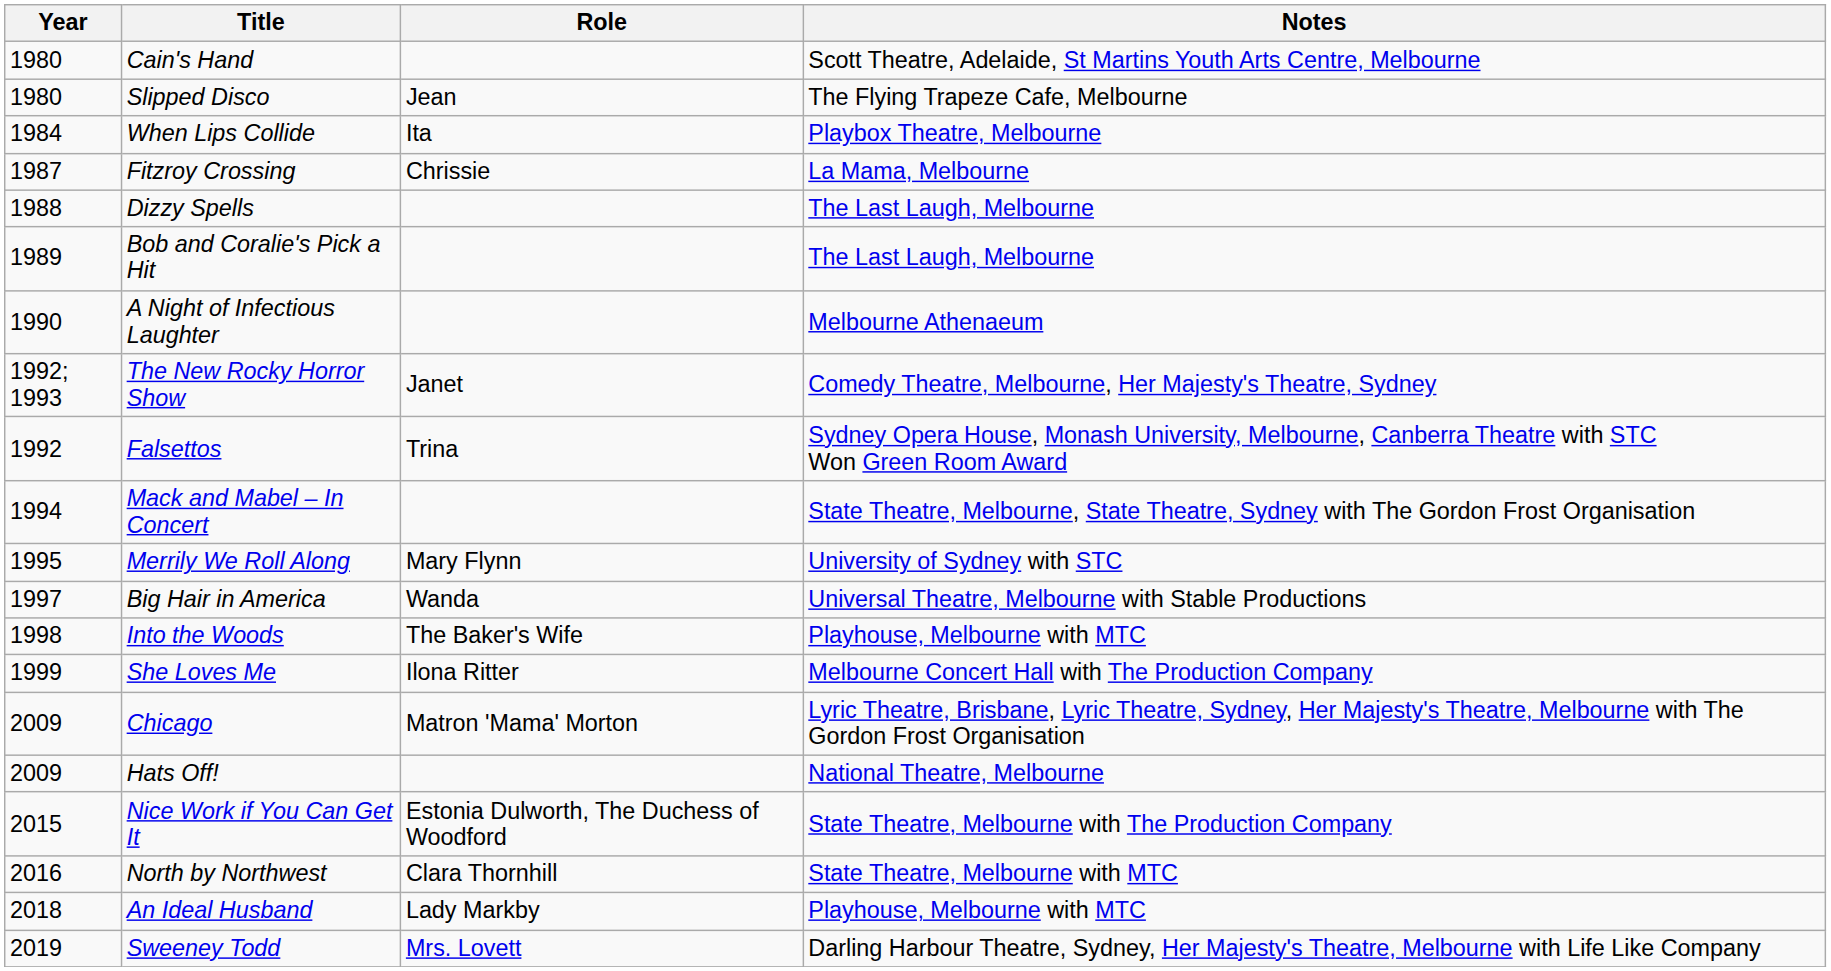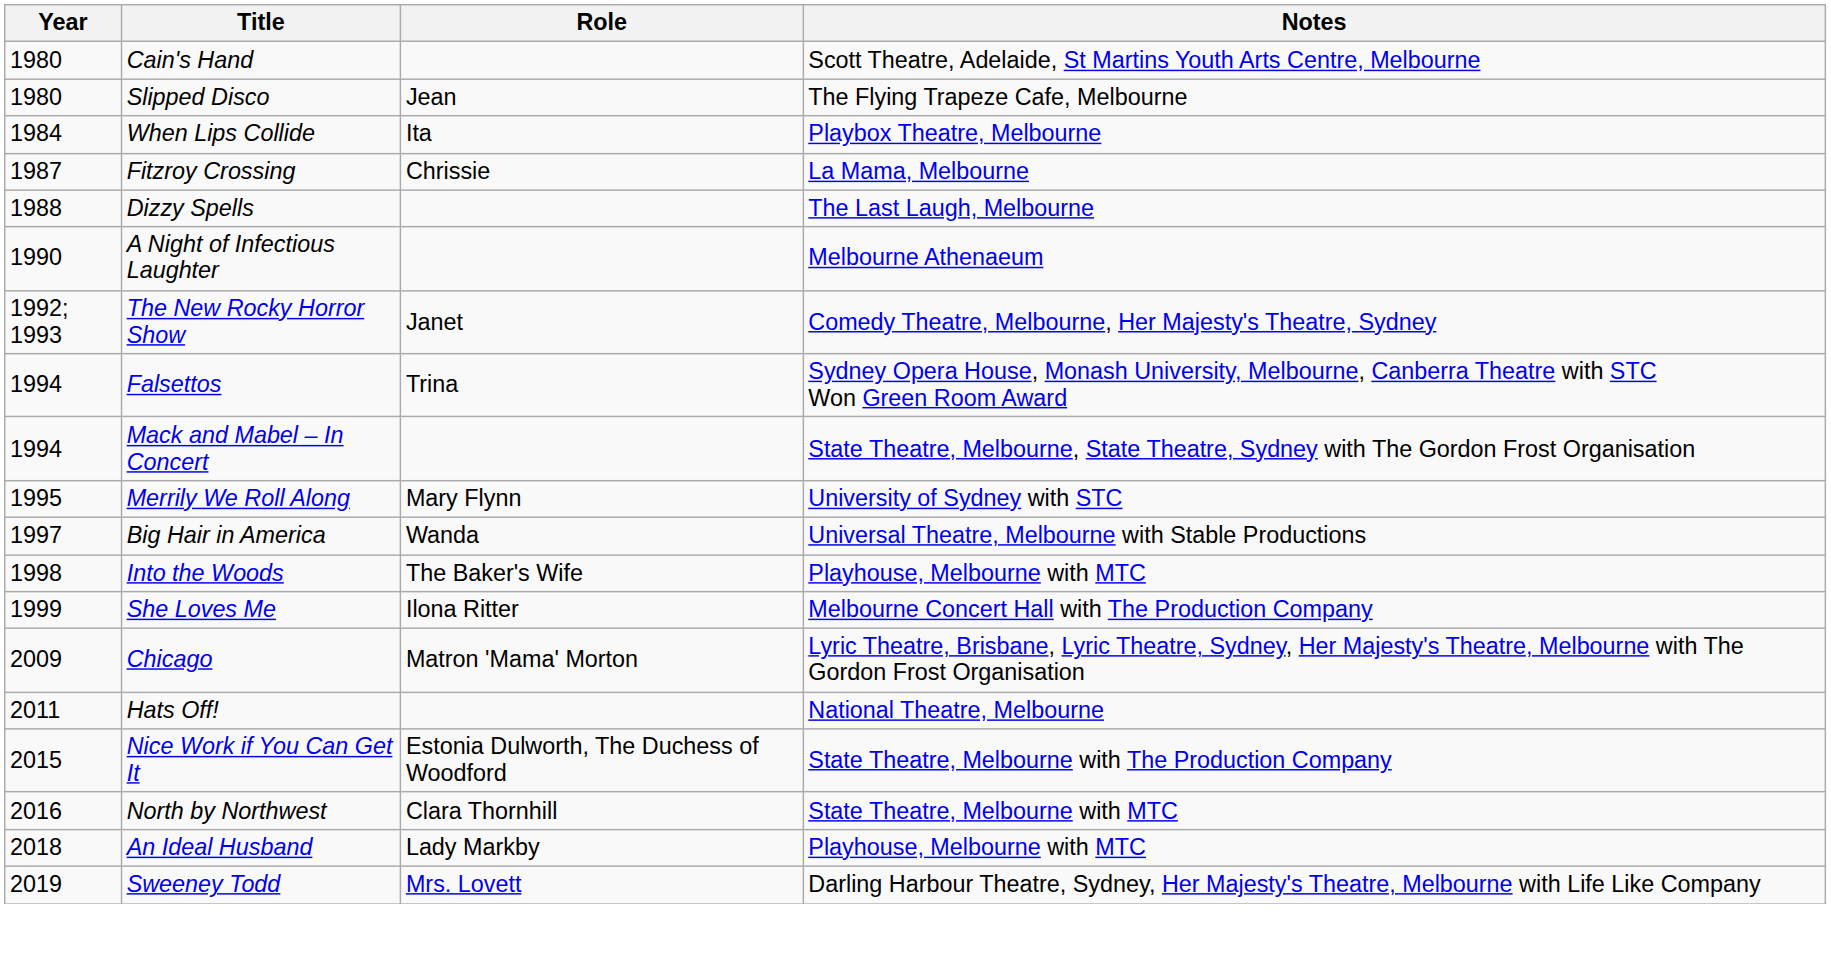- row: (254, 258)
(36, 448) 1992 -> (36, 385) 1994
(36, 773) 2009 -> (35, 710) 2011
